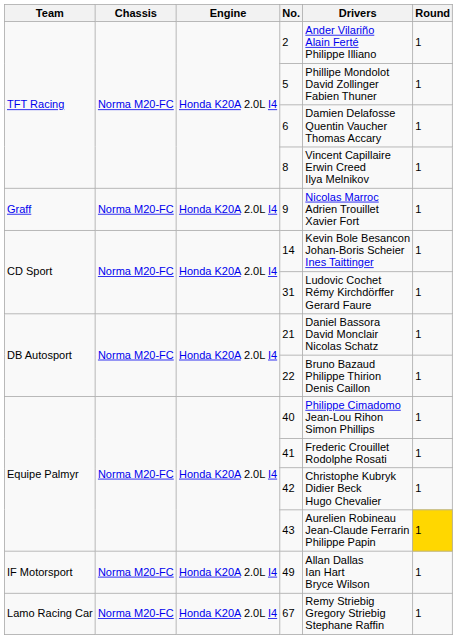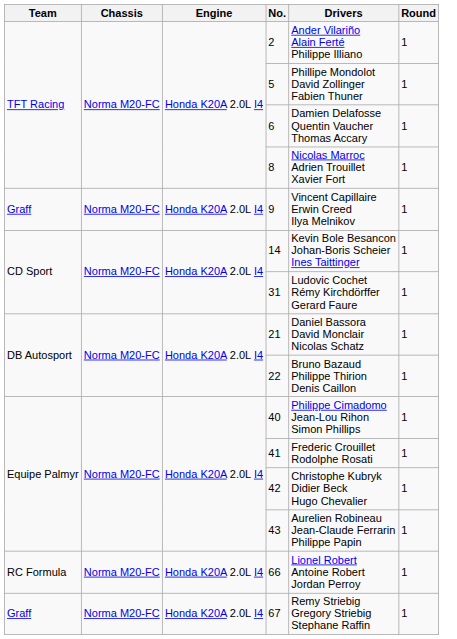(348, 167) Vincent Capillaire Erwin Creed Ilya Melnikov -> (328, 167) Nicolas Marroc Adrien Trouillet Xavier Fort
(342, 209) Nicolas Marroc Adrien Trouillet Xavier Fort -> (334, 209) Vincent Capillaire Erwin Creed Ilya Melnikov
(418, 530) gold background -> (404, 530) no background
- row: (288, 572)
+ row: (274, 572)
(50, 613) Lamo Racing Car -> (19, 613) Graff
